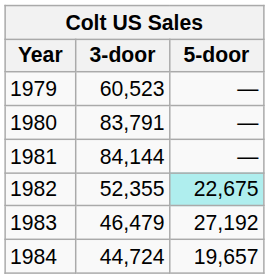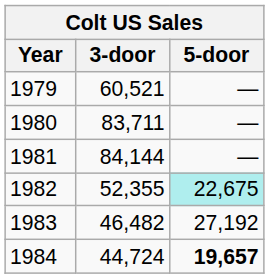(132, 89) 60,523 -> (132, 89) 60,521
(132, 122) 83,791 -> (133, 122) 83,711
(132, 223) 46,479 -> (132, 223) 46,482
(226, 256) normal -> (226, 256) bold
